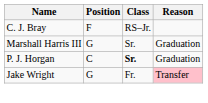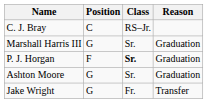(89, 28) F -> (89, 28) C
(89, 59) C -> (89, 59) F
+ row: (35, 75)
(172, 75) pink background -> (172, 91) no background
